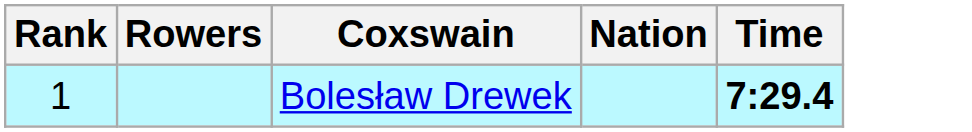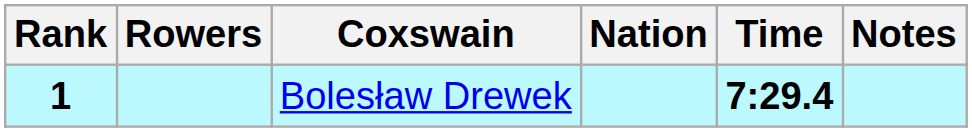+ column: (904, 34)
(61, 95) normal -> (61, 95) bold
